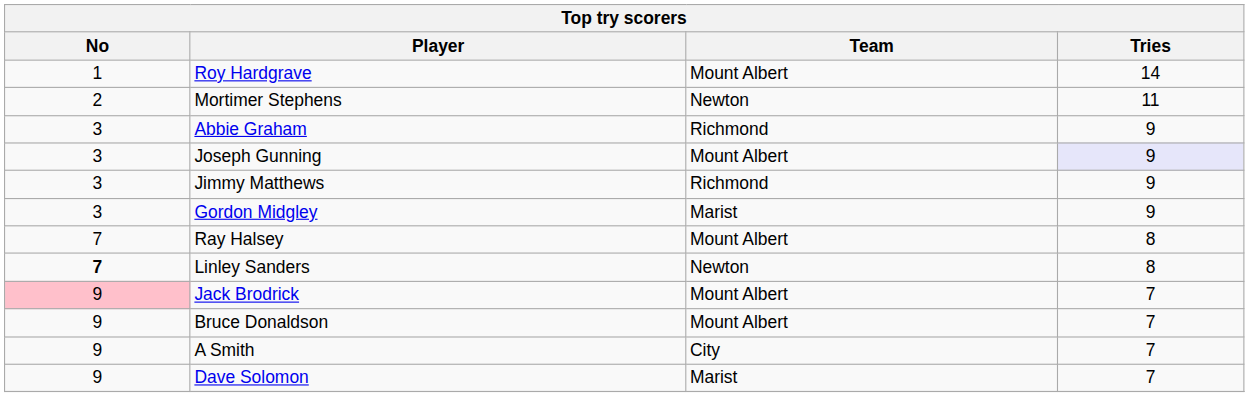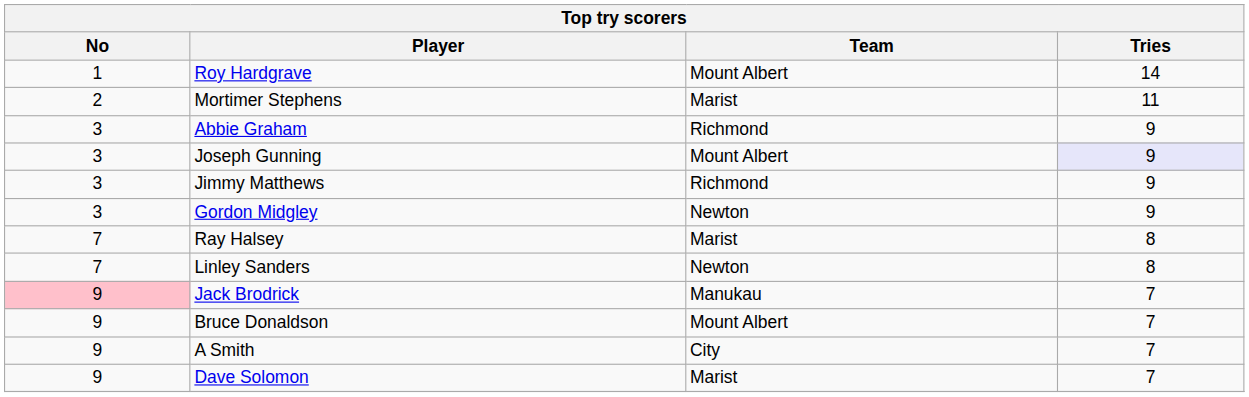(719, 101) Newton -> (714, 101) Marist
(714, 211) Marist -> (719, 211) Newton
(739, 239) Mount Albert -> (714, 239) Marist
(97, 267) bold -> (97, 267) normal
(739, 294) Mount Albert -> (726, 294) Manukau
